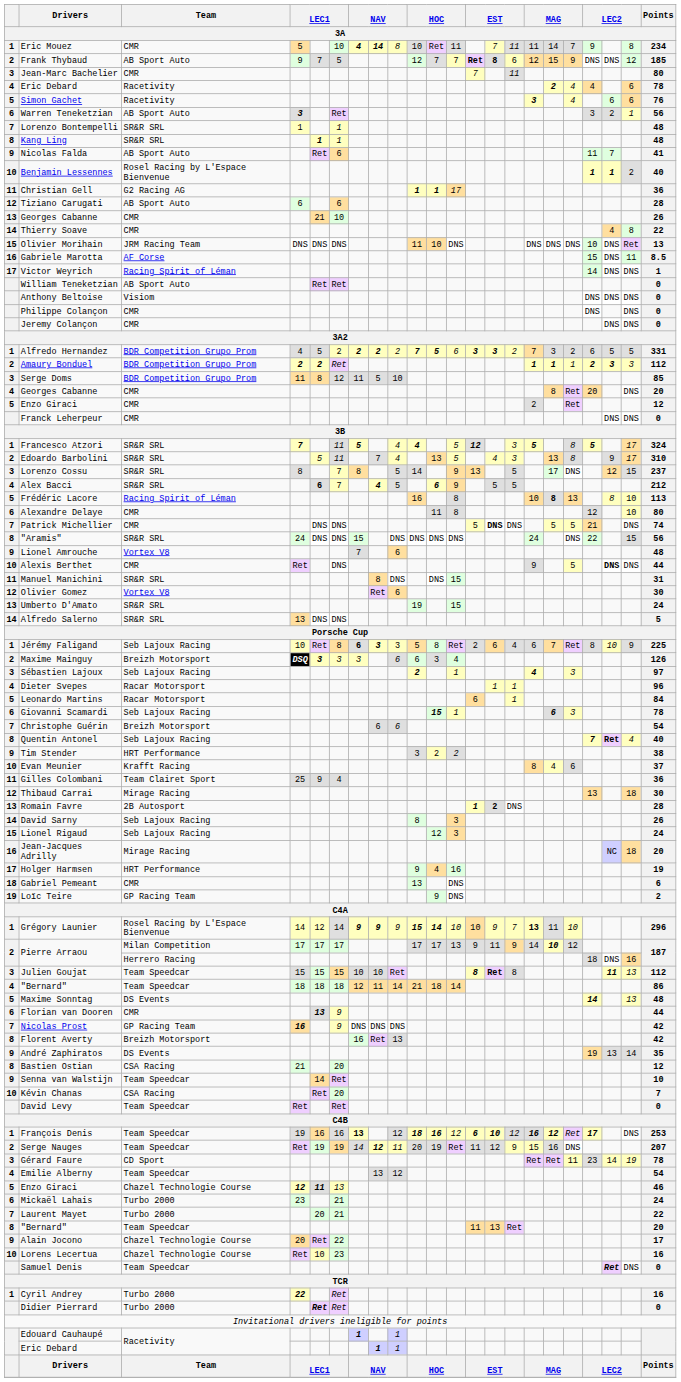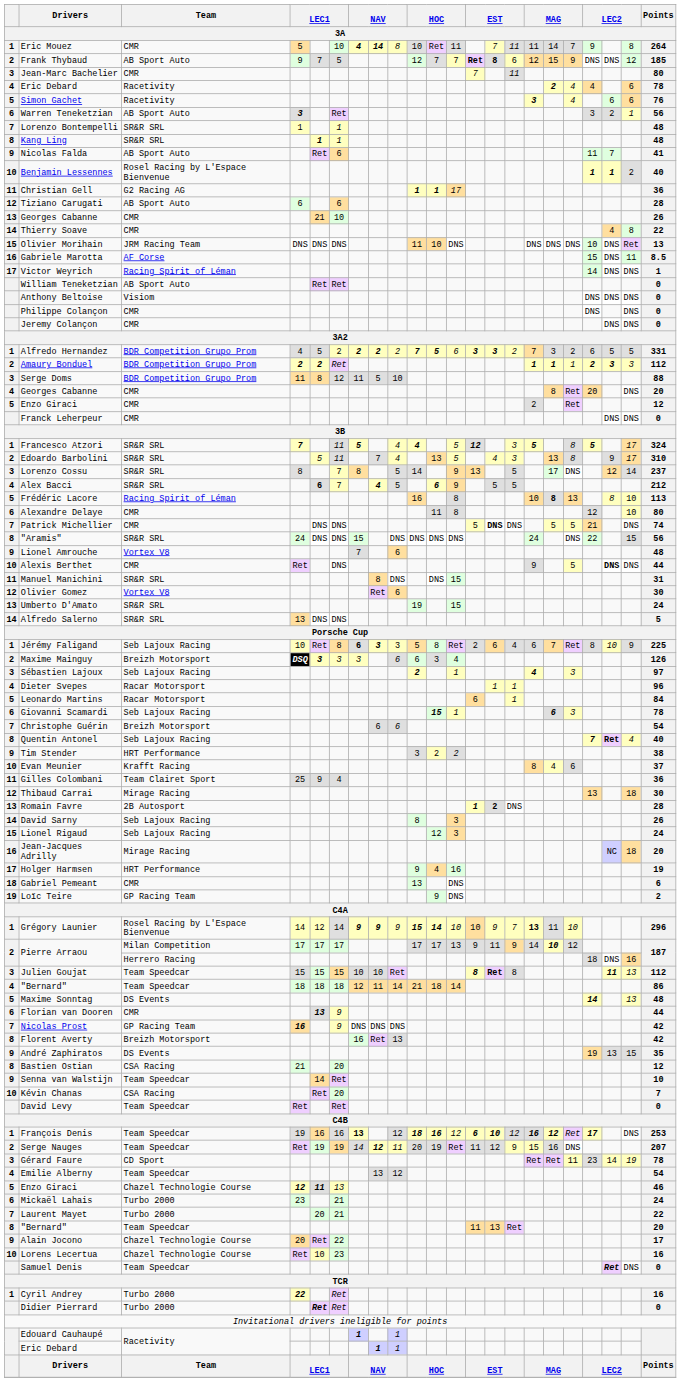(658, 47) 234 -> (658, 47) 264
(658, 378) 85 -> (658, 378) 88
(631, 472) 15 -> (631, 472) 14
(631, 1053) 14 -> (631, 1053) 15
